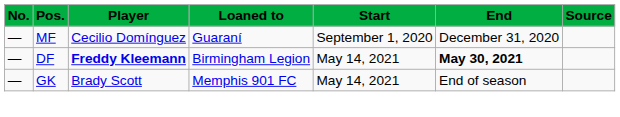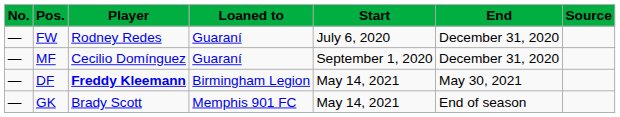+ row: (47, 37)
(481, 59) bold -> (480, 80) normal
